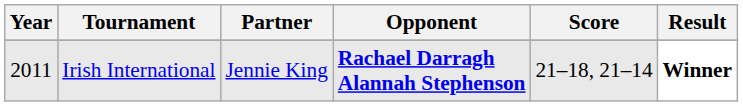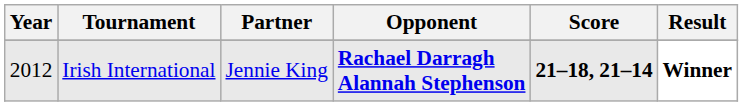(31, 70) 2011 -> (31, 70) 2012
(594, 70) normal -> (594, 70) bold
